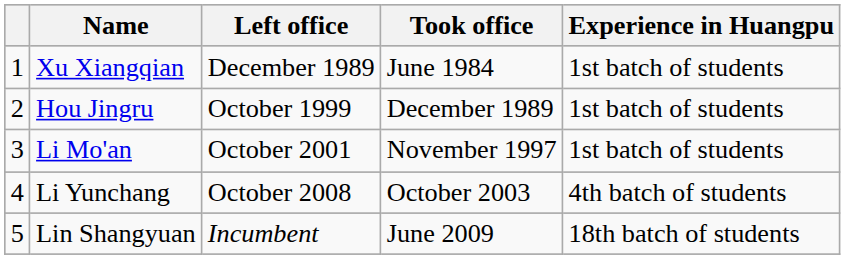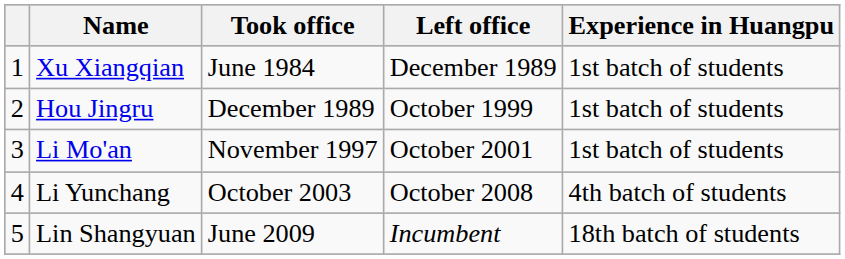columns swapped: (472, 25) <-> (291, 25)
